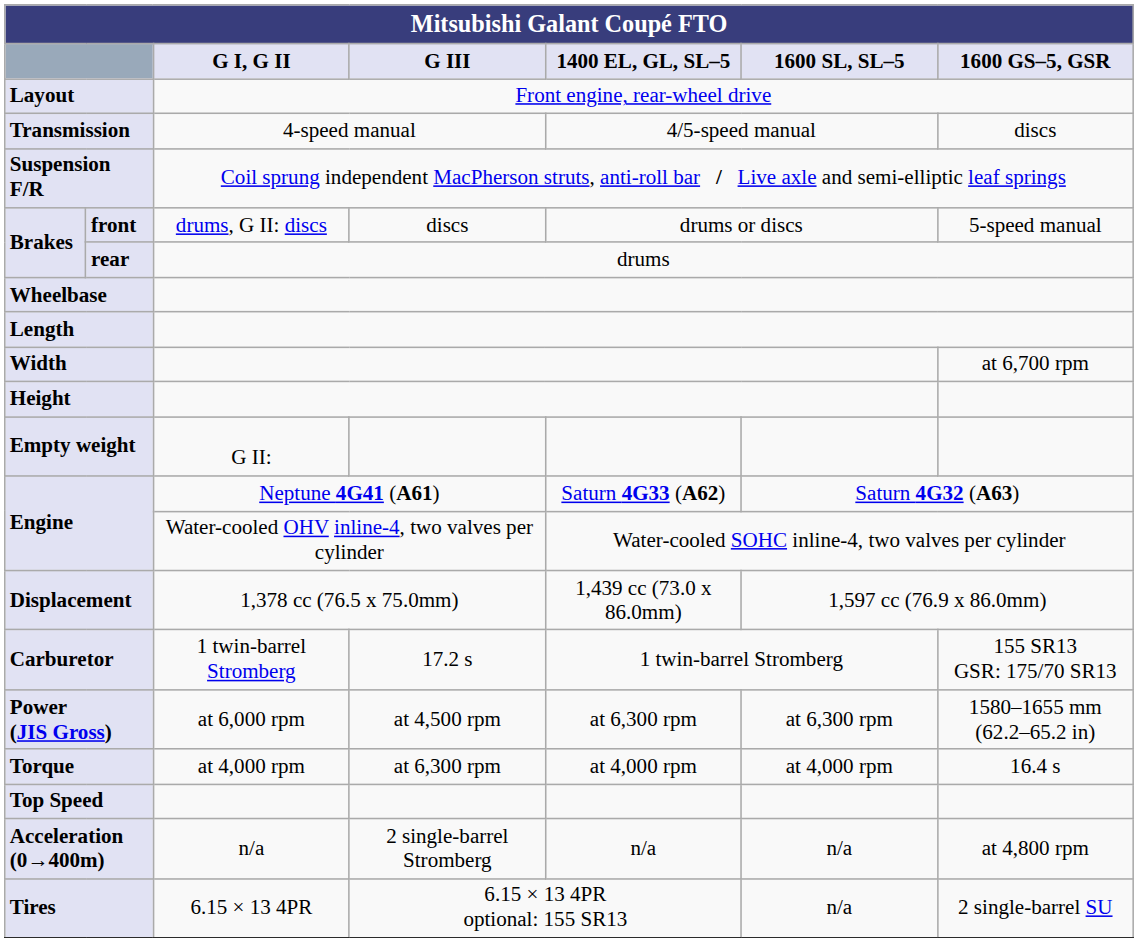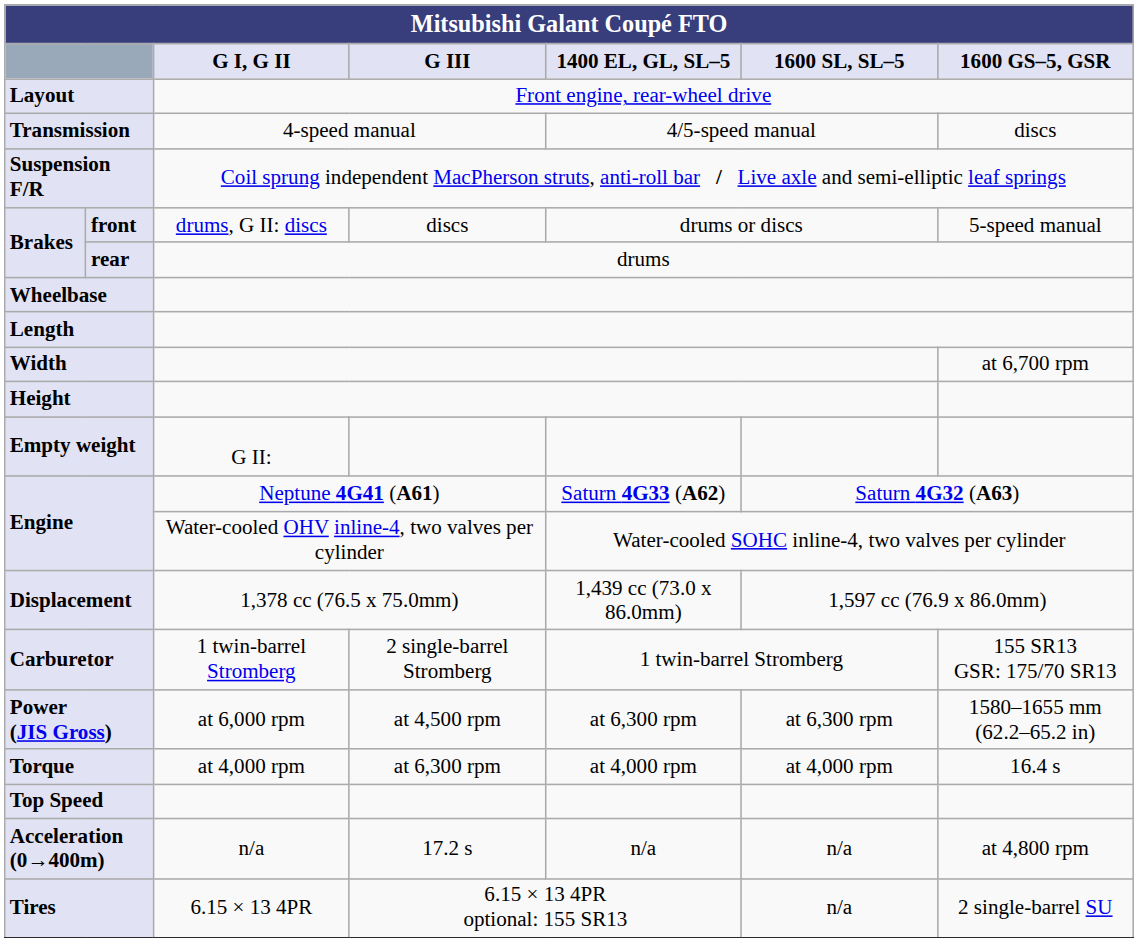(447, 659) 17.2 s -> (447, 659) 2 single-barrel Stromberg
(447, 847) 2 single-barrel Stromberg -> (447, 847) 17.2 s
